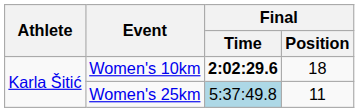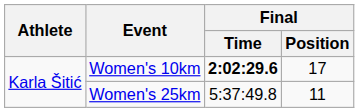(317, 69) 18 -> (317, 69) 17
(243, 95) lightblue background -> (243, 95) no background
